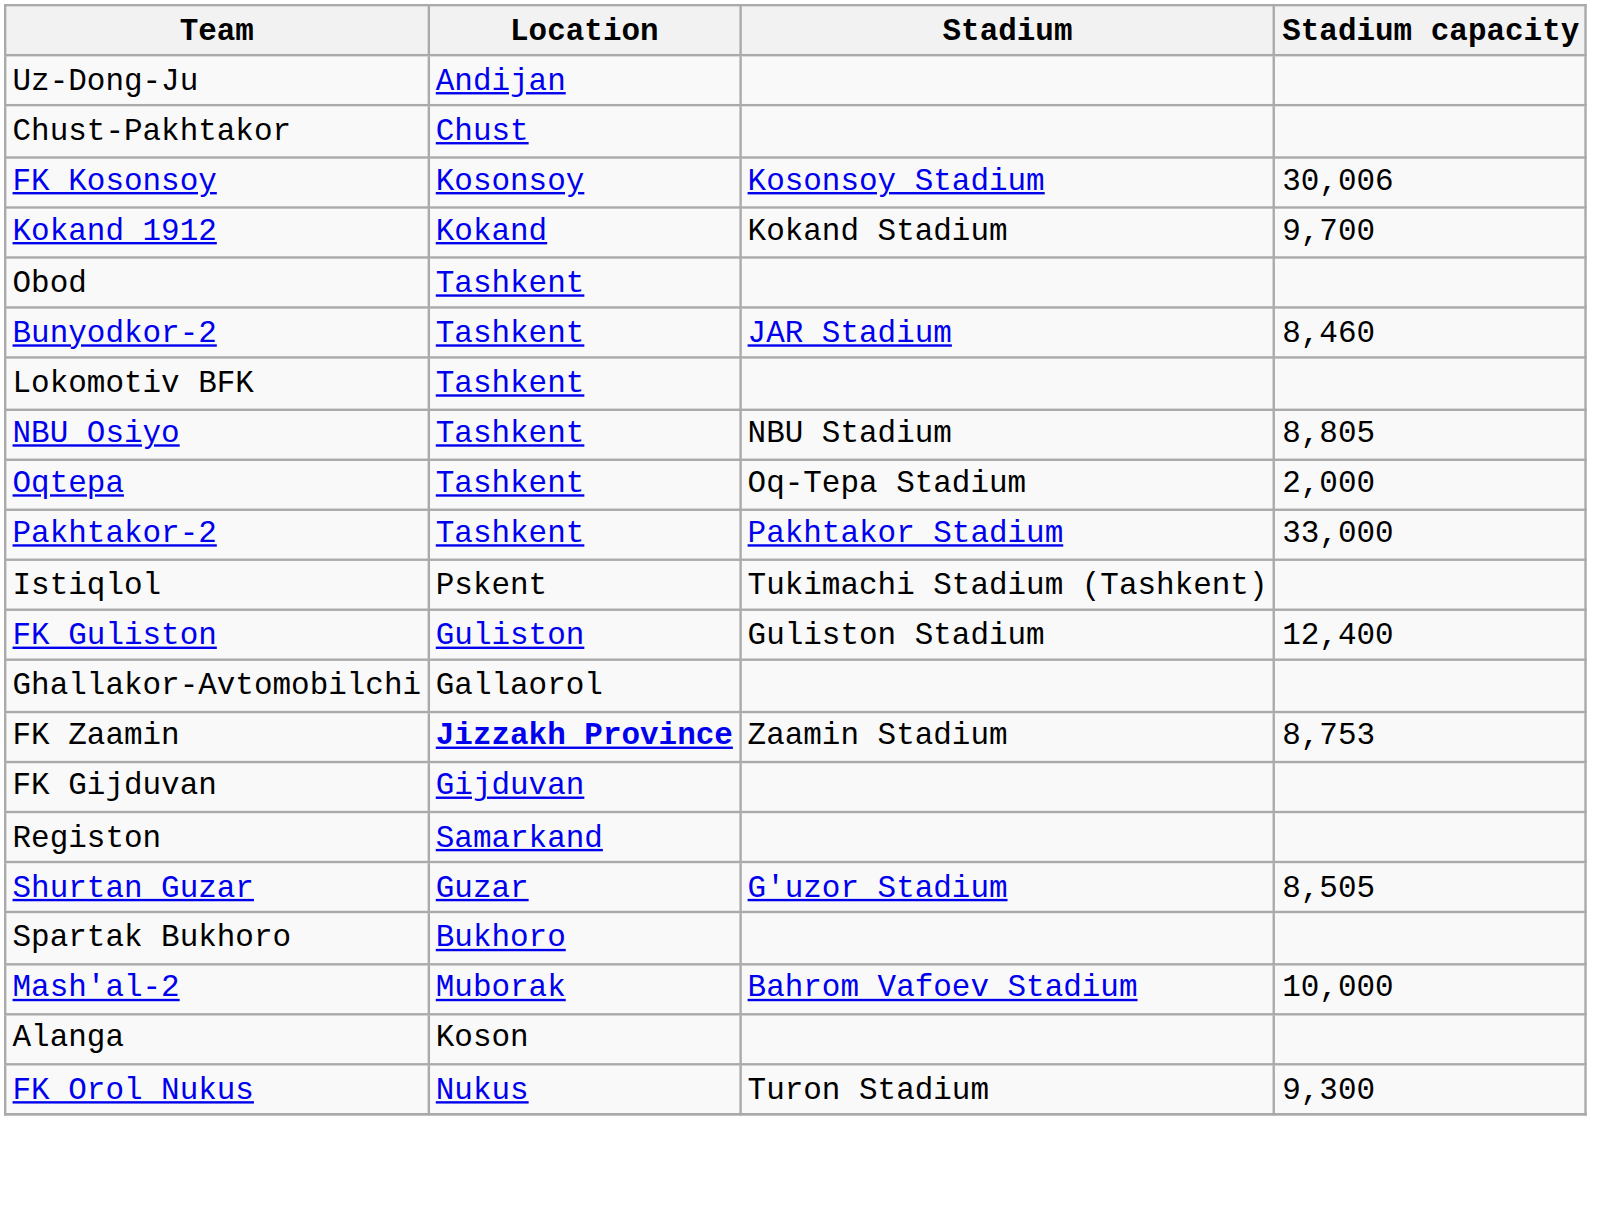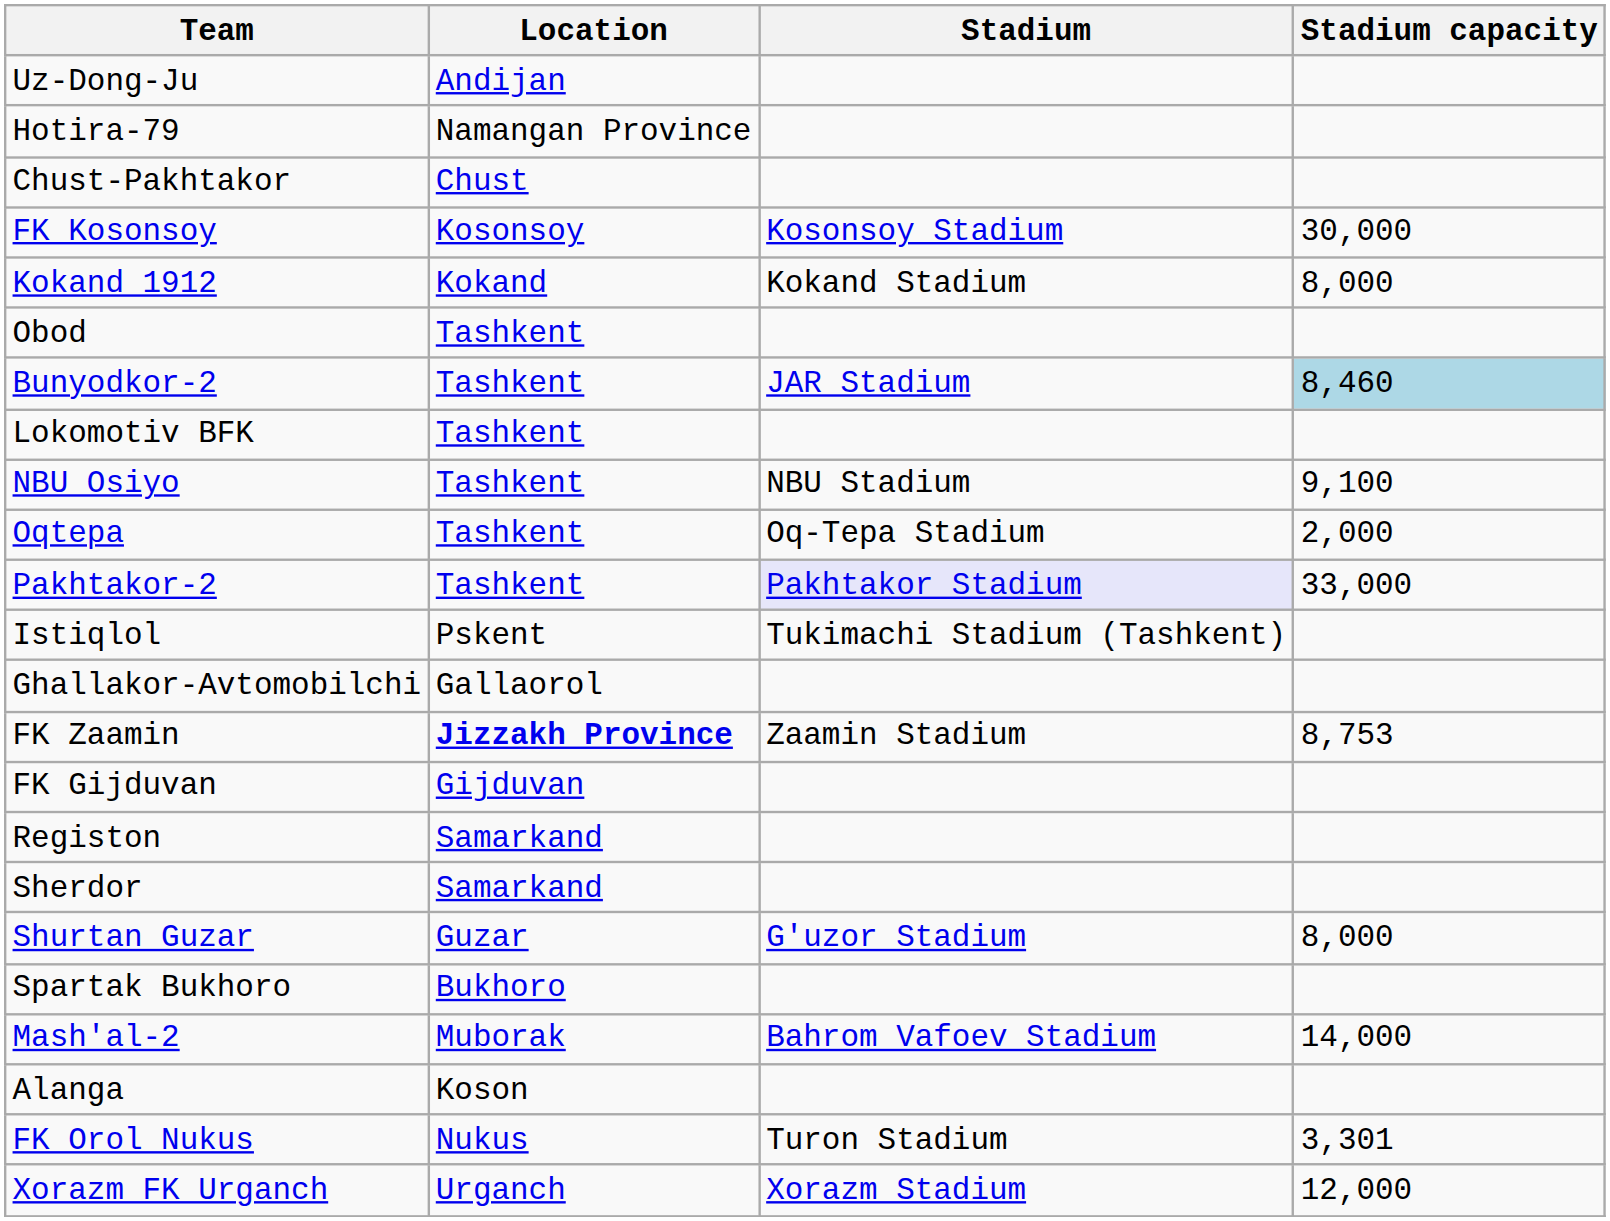+ row: (96, 131)
(1338, 182) 30,006 -> (1356, 232) 30,000
(1329, 232) 9,700 -> (1347, 283) 8,000
(1329, 333) no background -> (1347, 383) lightblue background
(1329, 434) 8,805 -> (1347, 484) 9,100
(905, 535) no background -> (924, 585) lavender background
- row: (115, 636)
+ row: (78, 888)
(1329, 888) 8,505 -> (1347, 938) 8,000
(1338, 989) 10,000 -> (1356, 1039) 14,000
(1329, 1089) 9,300 -> (1347, 1140) 3,301
+ row: (170, 1190)
